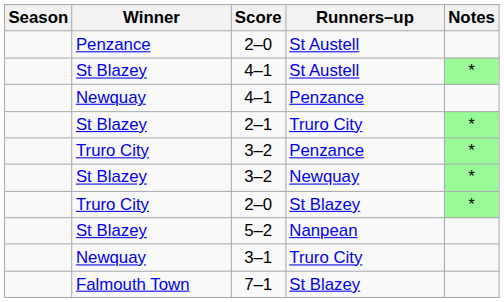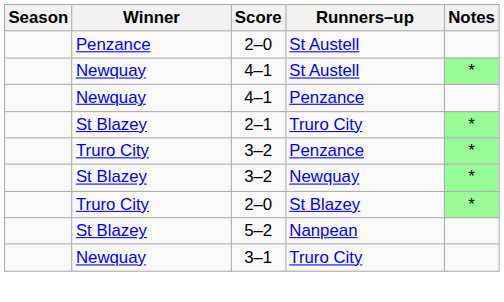(111, 71) St Blazey -> (111, 71) Newquay
- row: (258, 284)
